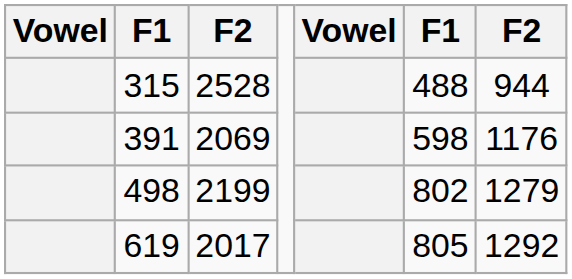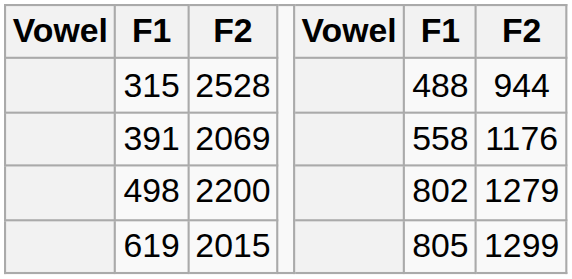(440, 138) 598 -> (440, 138) 558
(233, 191) 2199 -> (233, 191) 2200
(233, 245) 2017 -> (233, 245) 2015
(522, 245) 1292 -> (522, 245) 1299
